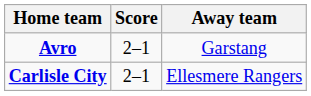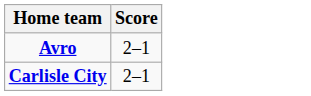- column: (234, 18)
